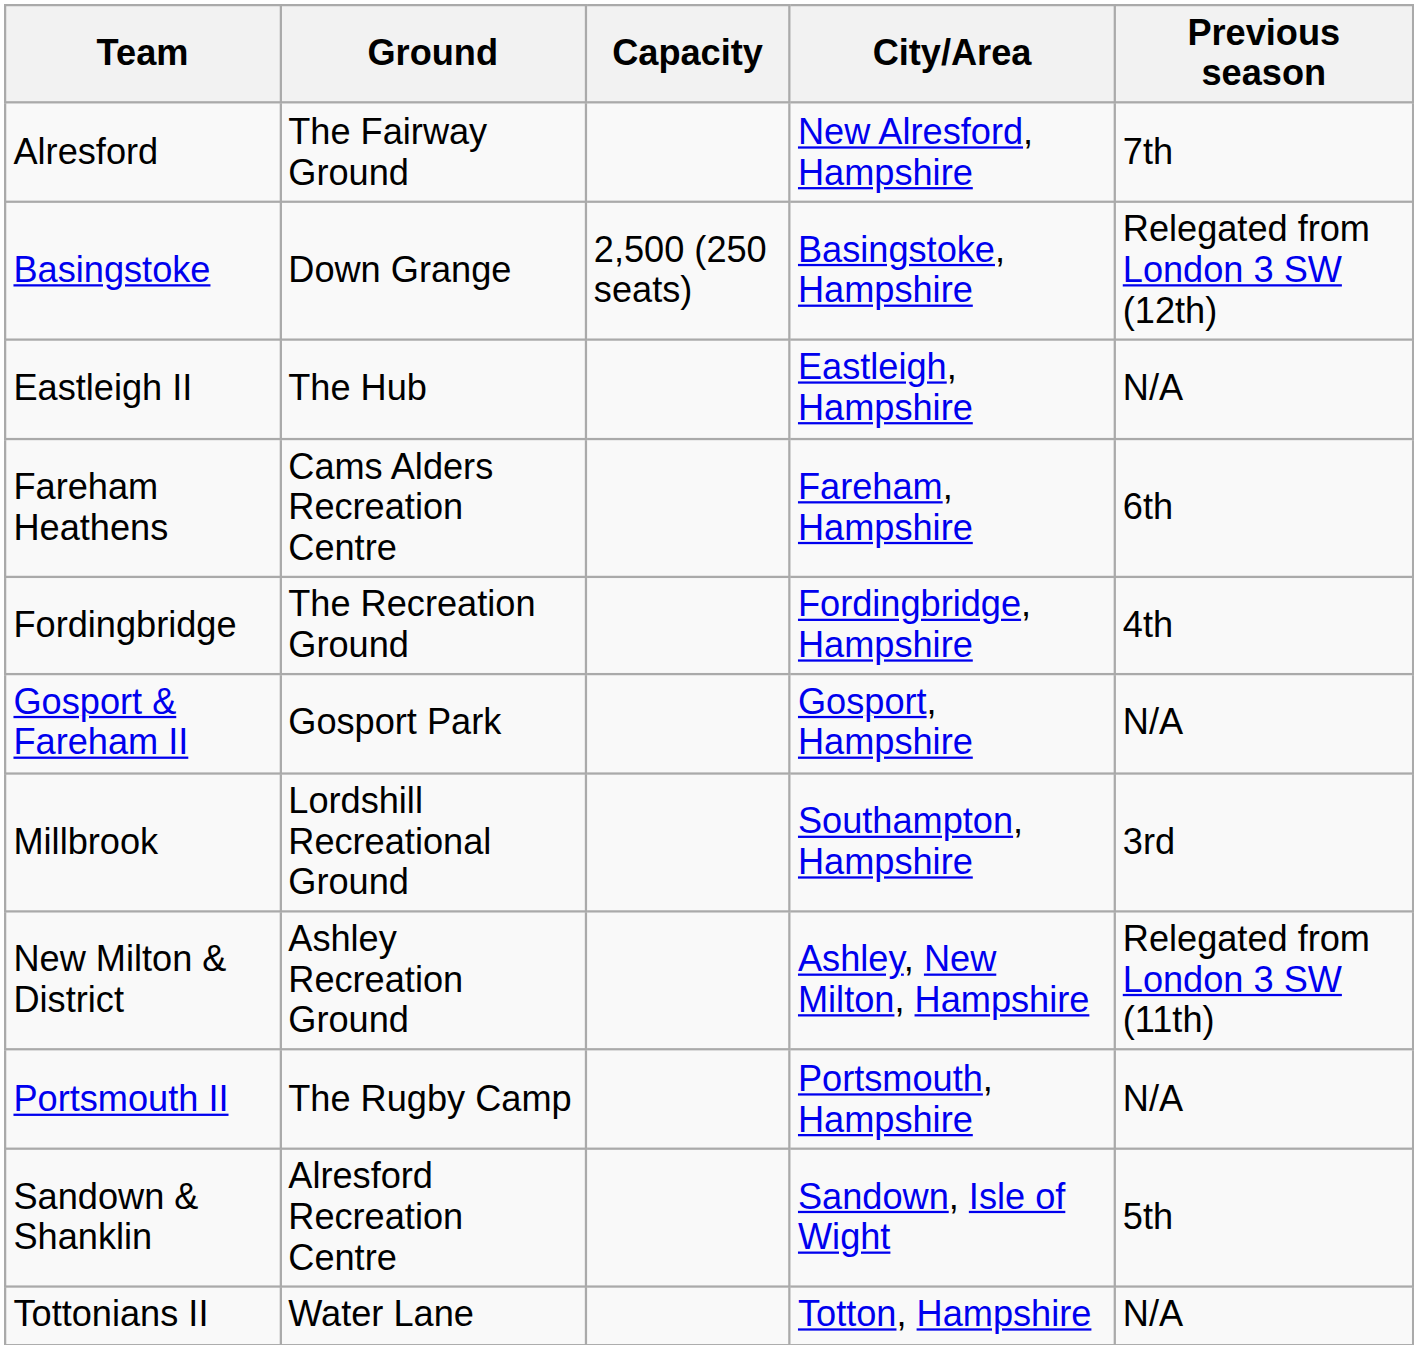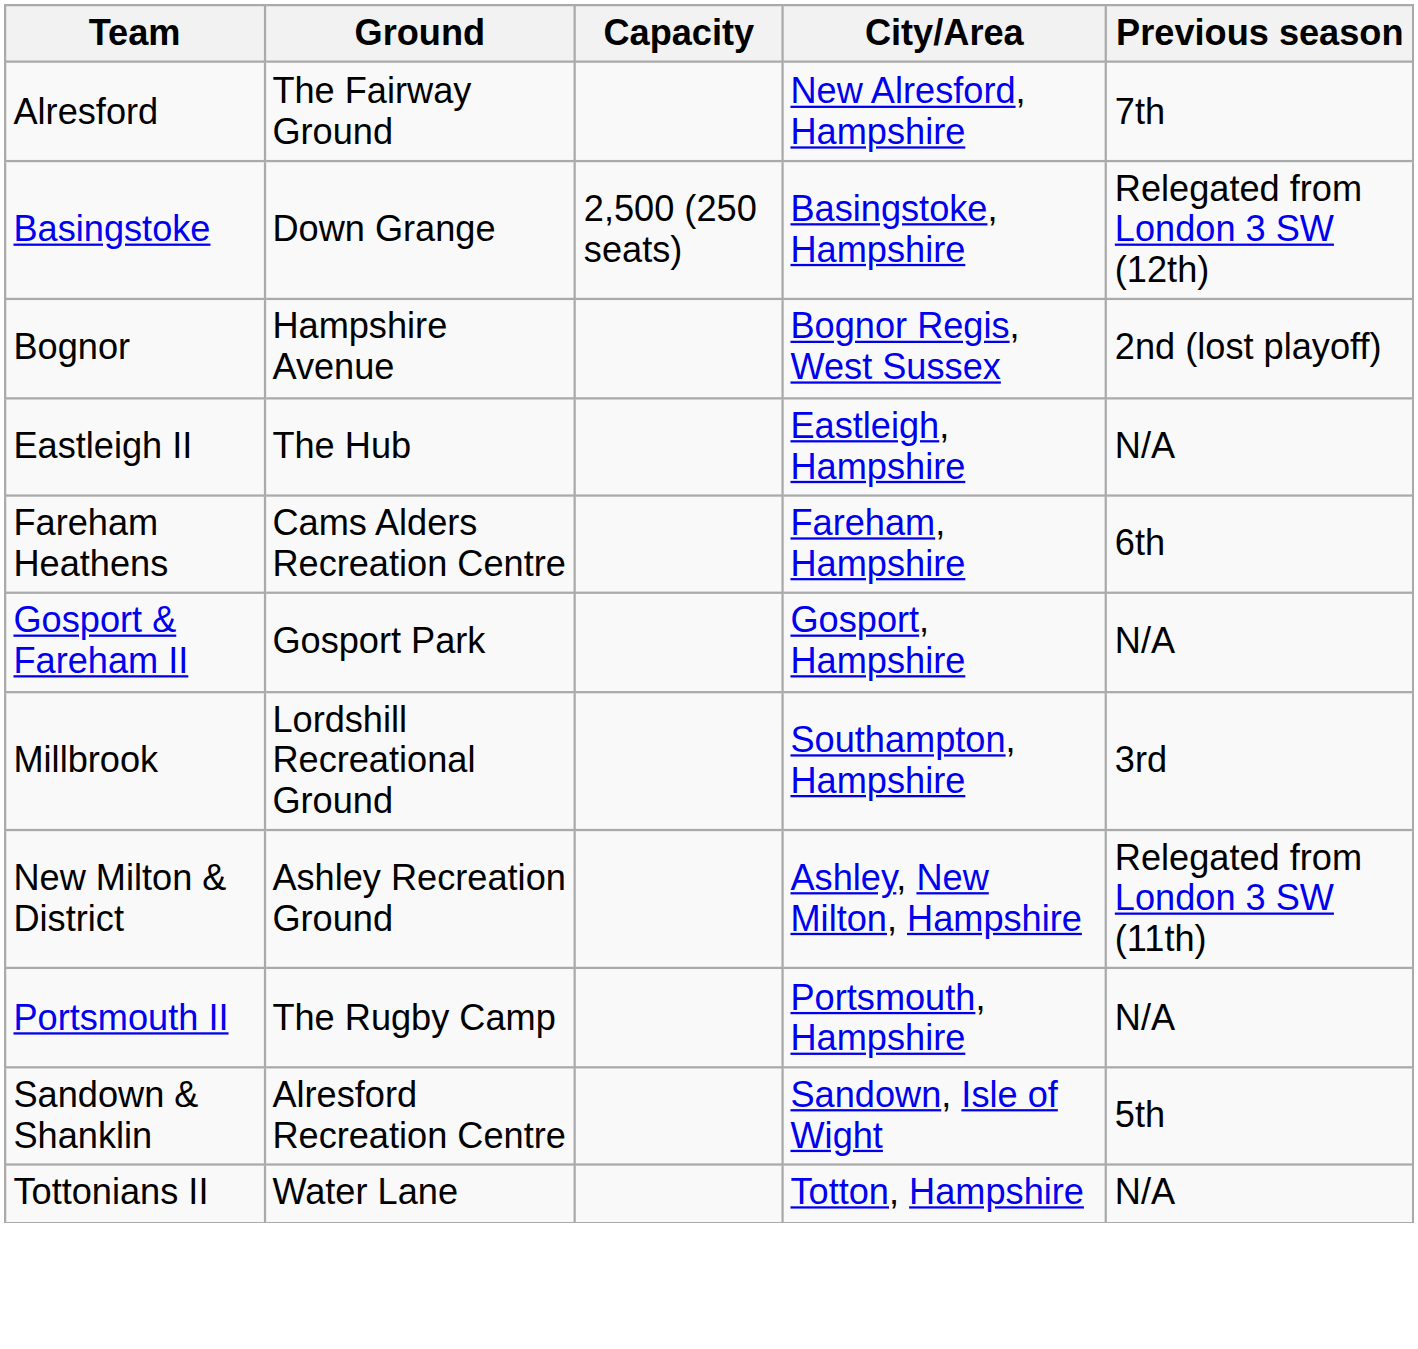+ row: (72, 347)
- row: (125, 625)
